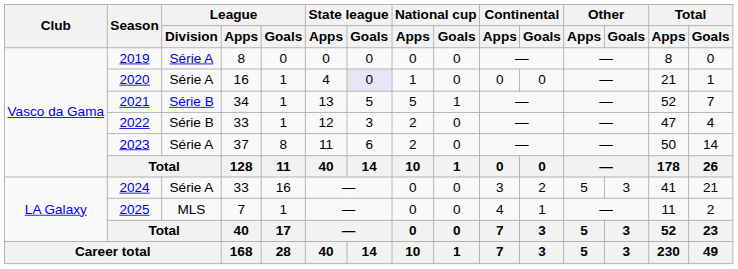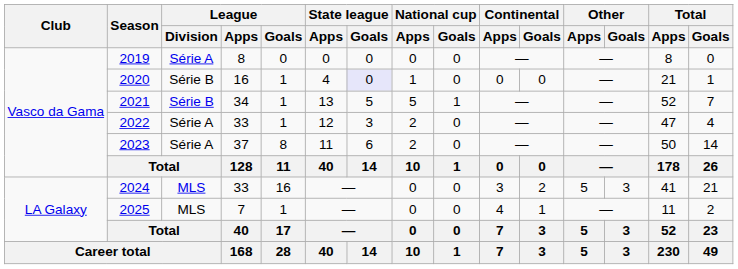(191, 79) Série A -> (191, 79) Série B
(191, 123) Série B -> (191, 123) Série A
(191, 187) Série A -> (191, 187) MLS
